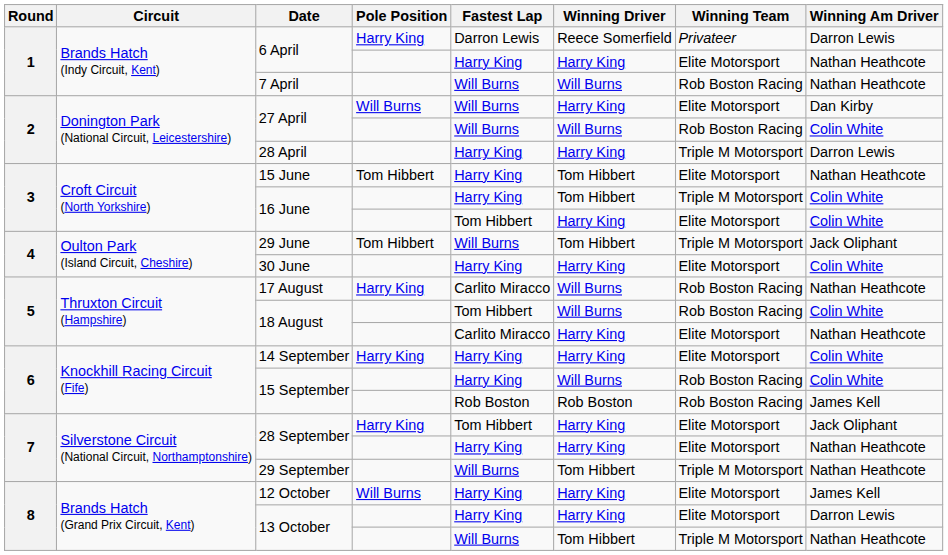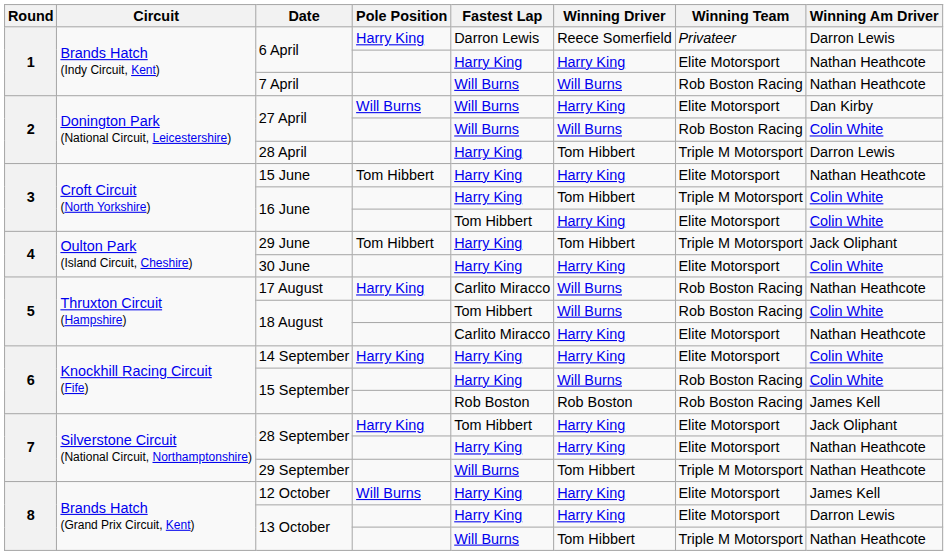(591, 152) Harry King -> (596, 152) Tom Hibbert
(596, 175) Tom Hibbert -> (591, 175) Harry King
(487, 243) Will Burns -> (488, 243) Harry King
